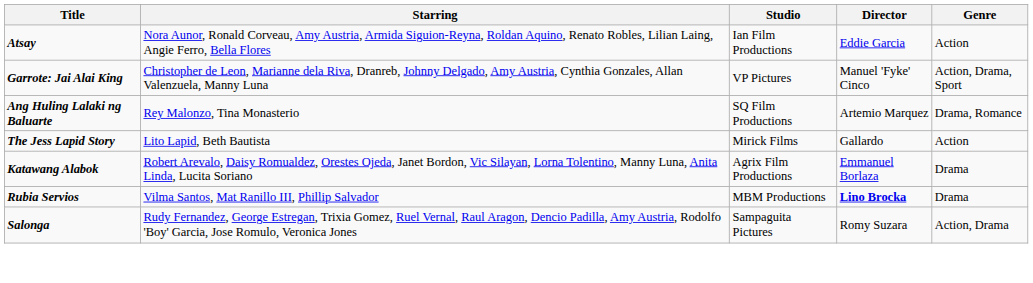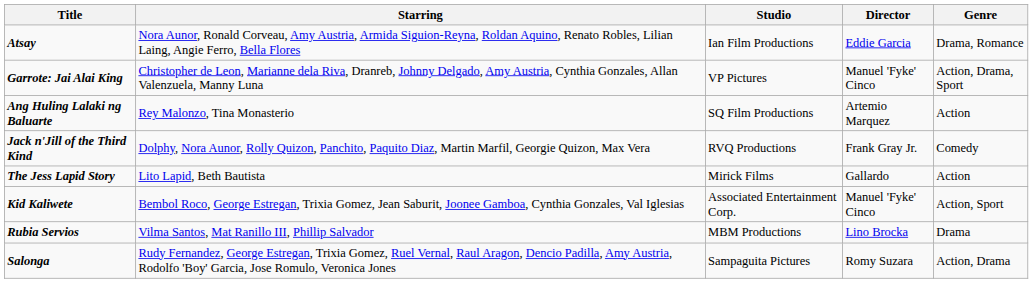(952, 42) Action -> (980, 42) Drama, Romance
(978, 113) Drama, Romance -> (953, 113) Action
+ row: (67, 148)
- row: (53, 169)
+ row: (40, 204)
(873, 197) bold -> (877, 232) normal
